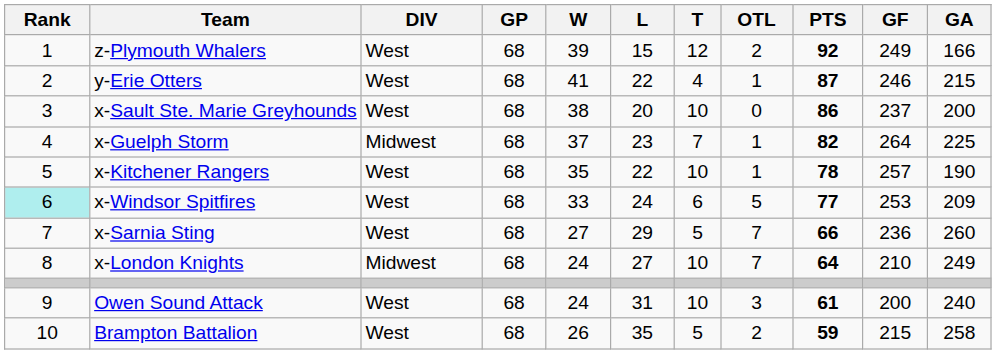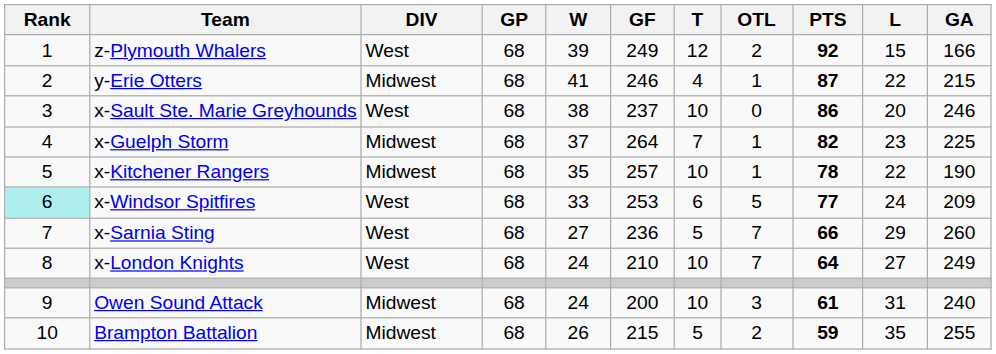columns swapped: (642, 19) <-> (895, 19)
(387, 80) West -> (401, 80) Midwest
(959, 111) 200 -> (959, 111) 246
(387, 171) West -> (401, 171) Midwest
(401, 263) Midwest -> (387, 263) West
(387, 302) West -> (401, 302) Midwest
(387, 333) West -> (401, 333) Midwest
(959, 333) 258 -> (959, 333) 255
